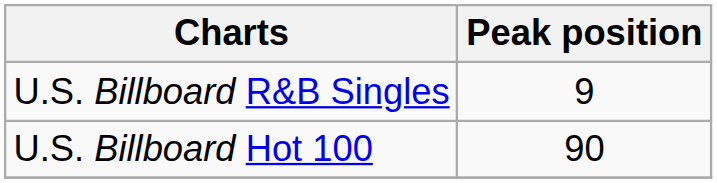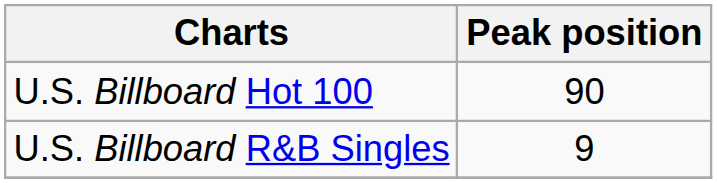rows swapped: (193, 148) <-> (232, 90)
